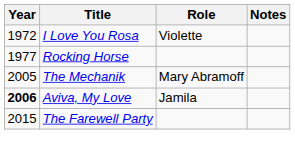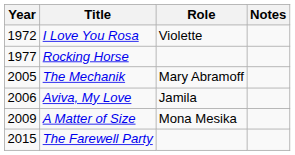(22, 98) bold -> (22, 98) normal
+ row: (89, 118)
